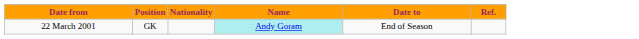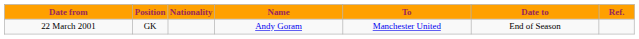+ column: (407, 12)
(279, 26) paleturquoise background -> (279, 26) no background
